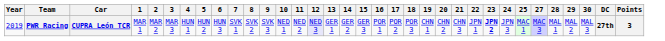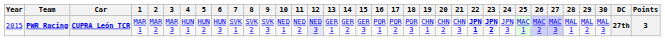+ column: (539, 10)
(14, 26) 2019 -> (14, 26) 2015
(475, 26) normal -> (475, 26) bold
